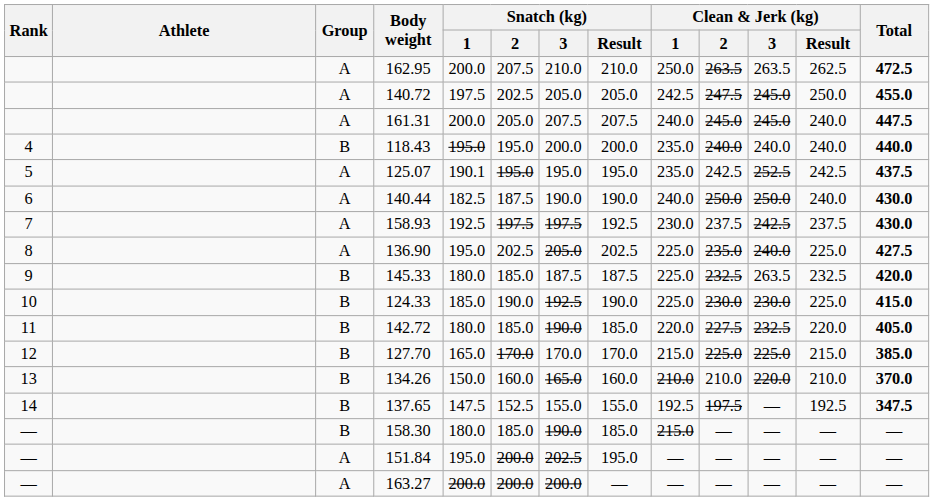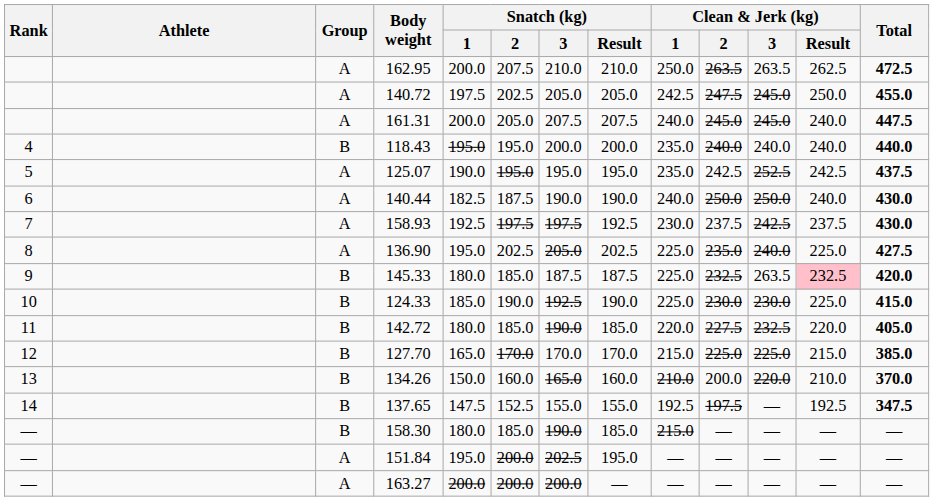(467, 172) 190.1 -> (467, 172) 190.0
(828, 276) no background -> (828, 276) pink background
(724, 379) 210.0 -> (724, 379) 200.0
